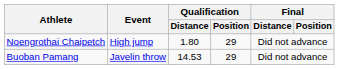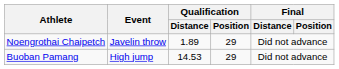(131, 42) High jump -> (138, 42) Javelin throw
(190, 42) 1.80 -> (190, 42) 1.89
(138, 57) Javelin throw -> (131, 57) High jump
